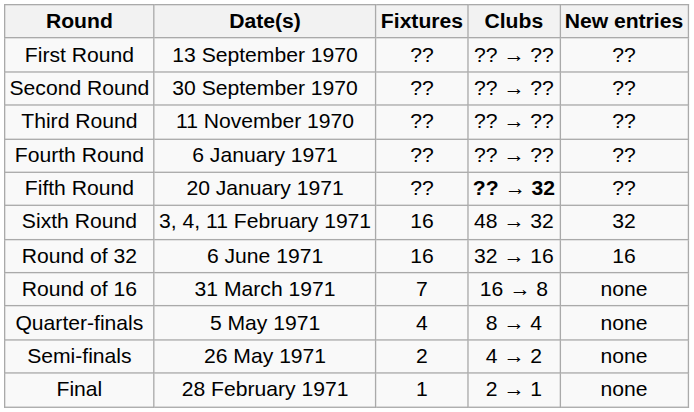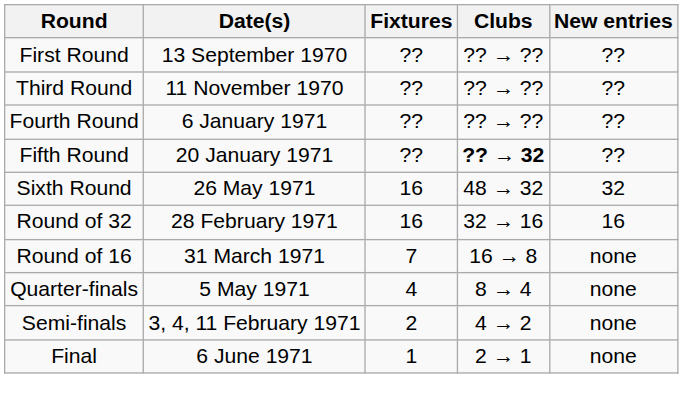- row: (79, 88)
(265, 222) 3, 4, 11 February 1971 -> (254, 188) 26 May 1971
(265, 255) 6 June 1971 -> (254, 222) 28 February 1971
(265, 356) 26 May 1971 -> (254, 322) 3, 4, 11 February 1971
(265, 389) 28 February 1971 -> (254, 356) 6 June 1971
